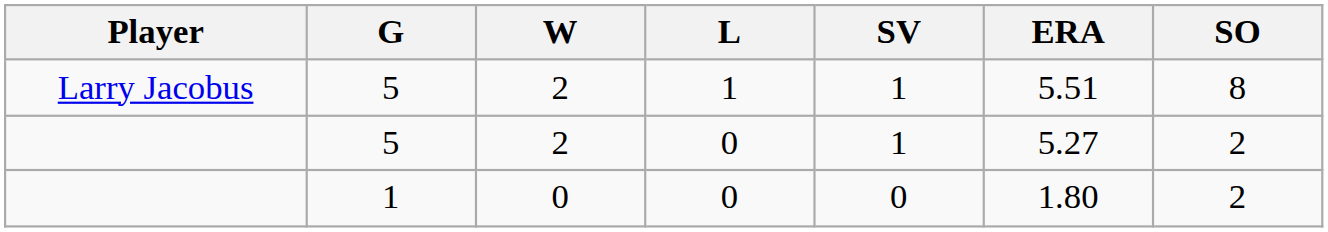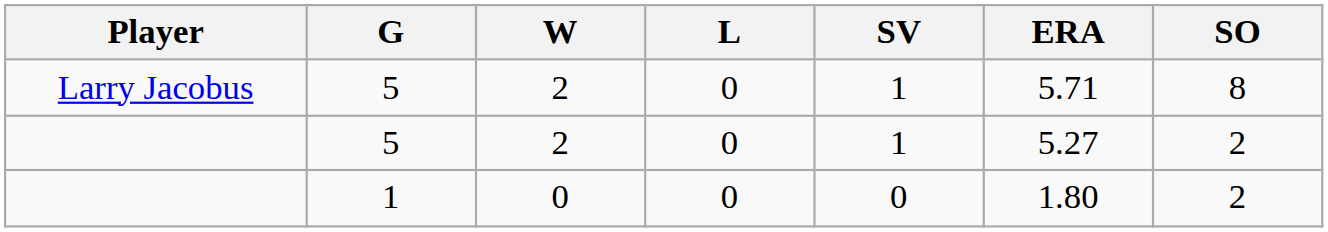(729, 87) 1 -> (729, 87) 0
(1068, 87) 5.51 -> (1068, 87) 5.71
